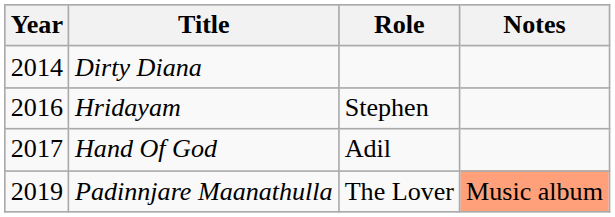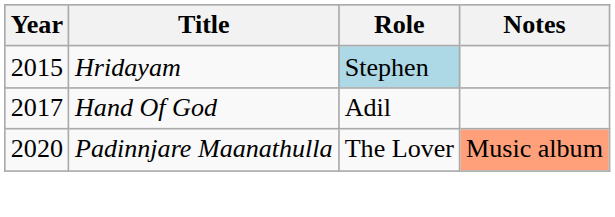- row: (138, 66)
(37, 107) 2016 -> (37, 66) 2015
(387, 107) no background -> (387, 66) lightblue background
(37, 190) 2019 -> (37, 149) 2020
